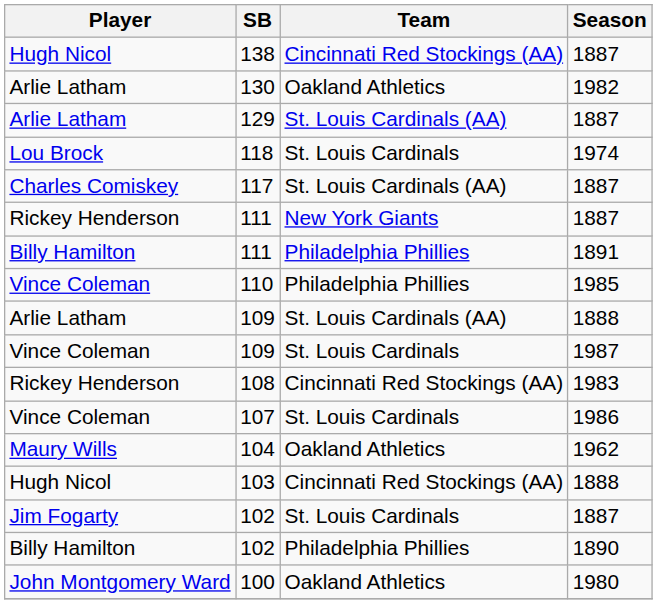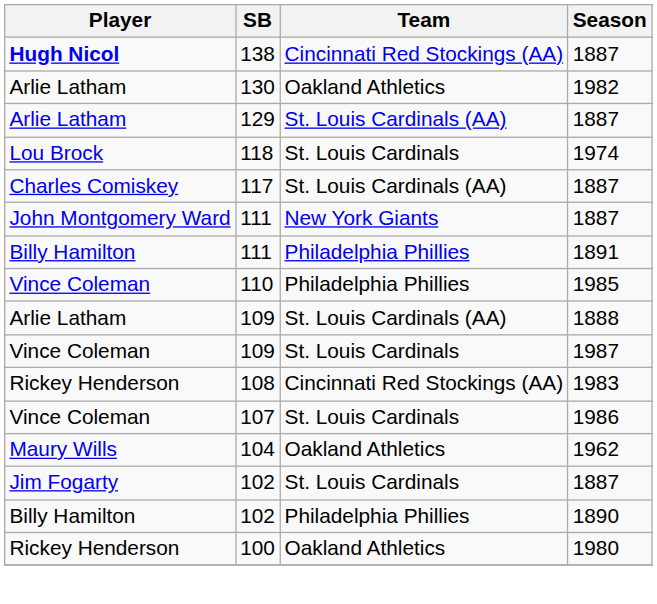(60, 53) normal -> (64, 53) bold
(94, 218) Rickey Henderson -> (120, 218) John Montgomery Ward
- row: (258, 482)
(120, 581) John Montgomery Ward -> (94, 548) Rickey Henderson
